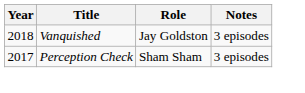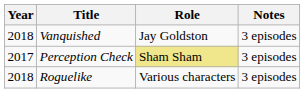(170, 56) no background -> (170, 56) khaki background
+ row: (66, 77)
